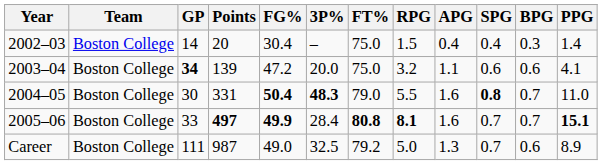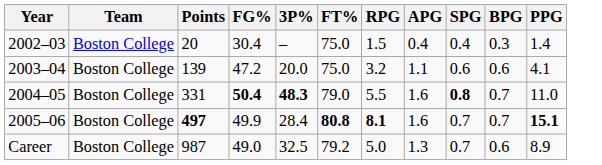- column: (193, 17)
(278, 120) bold -> (247, 120) normal
